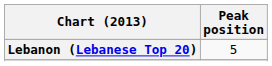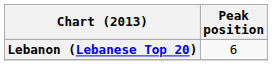(234, 50) 5 -> (234, 50) 6
